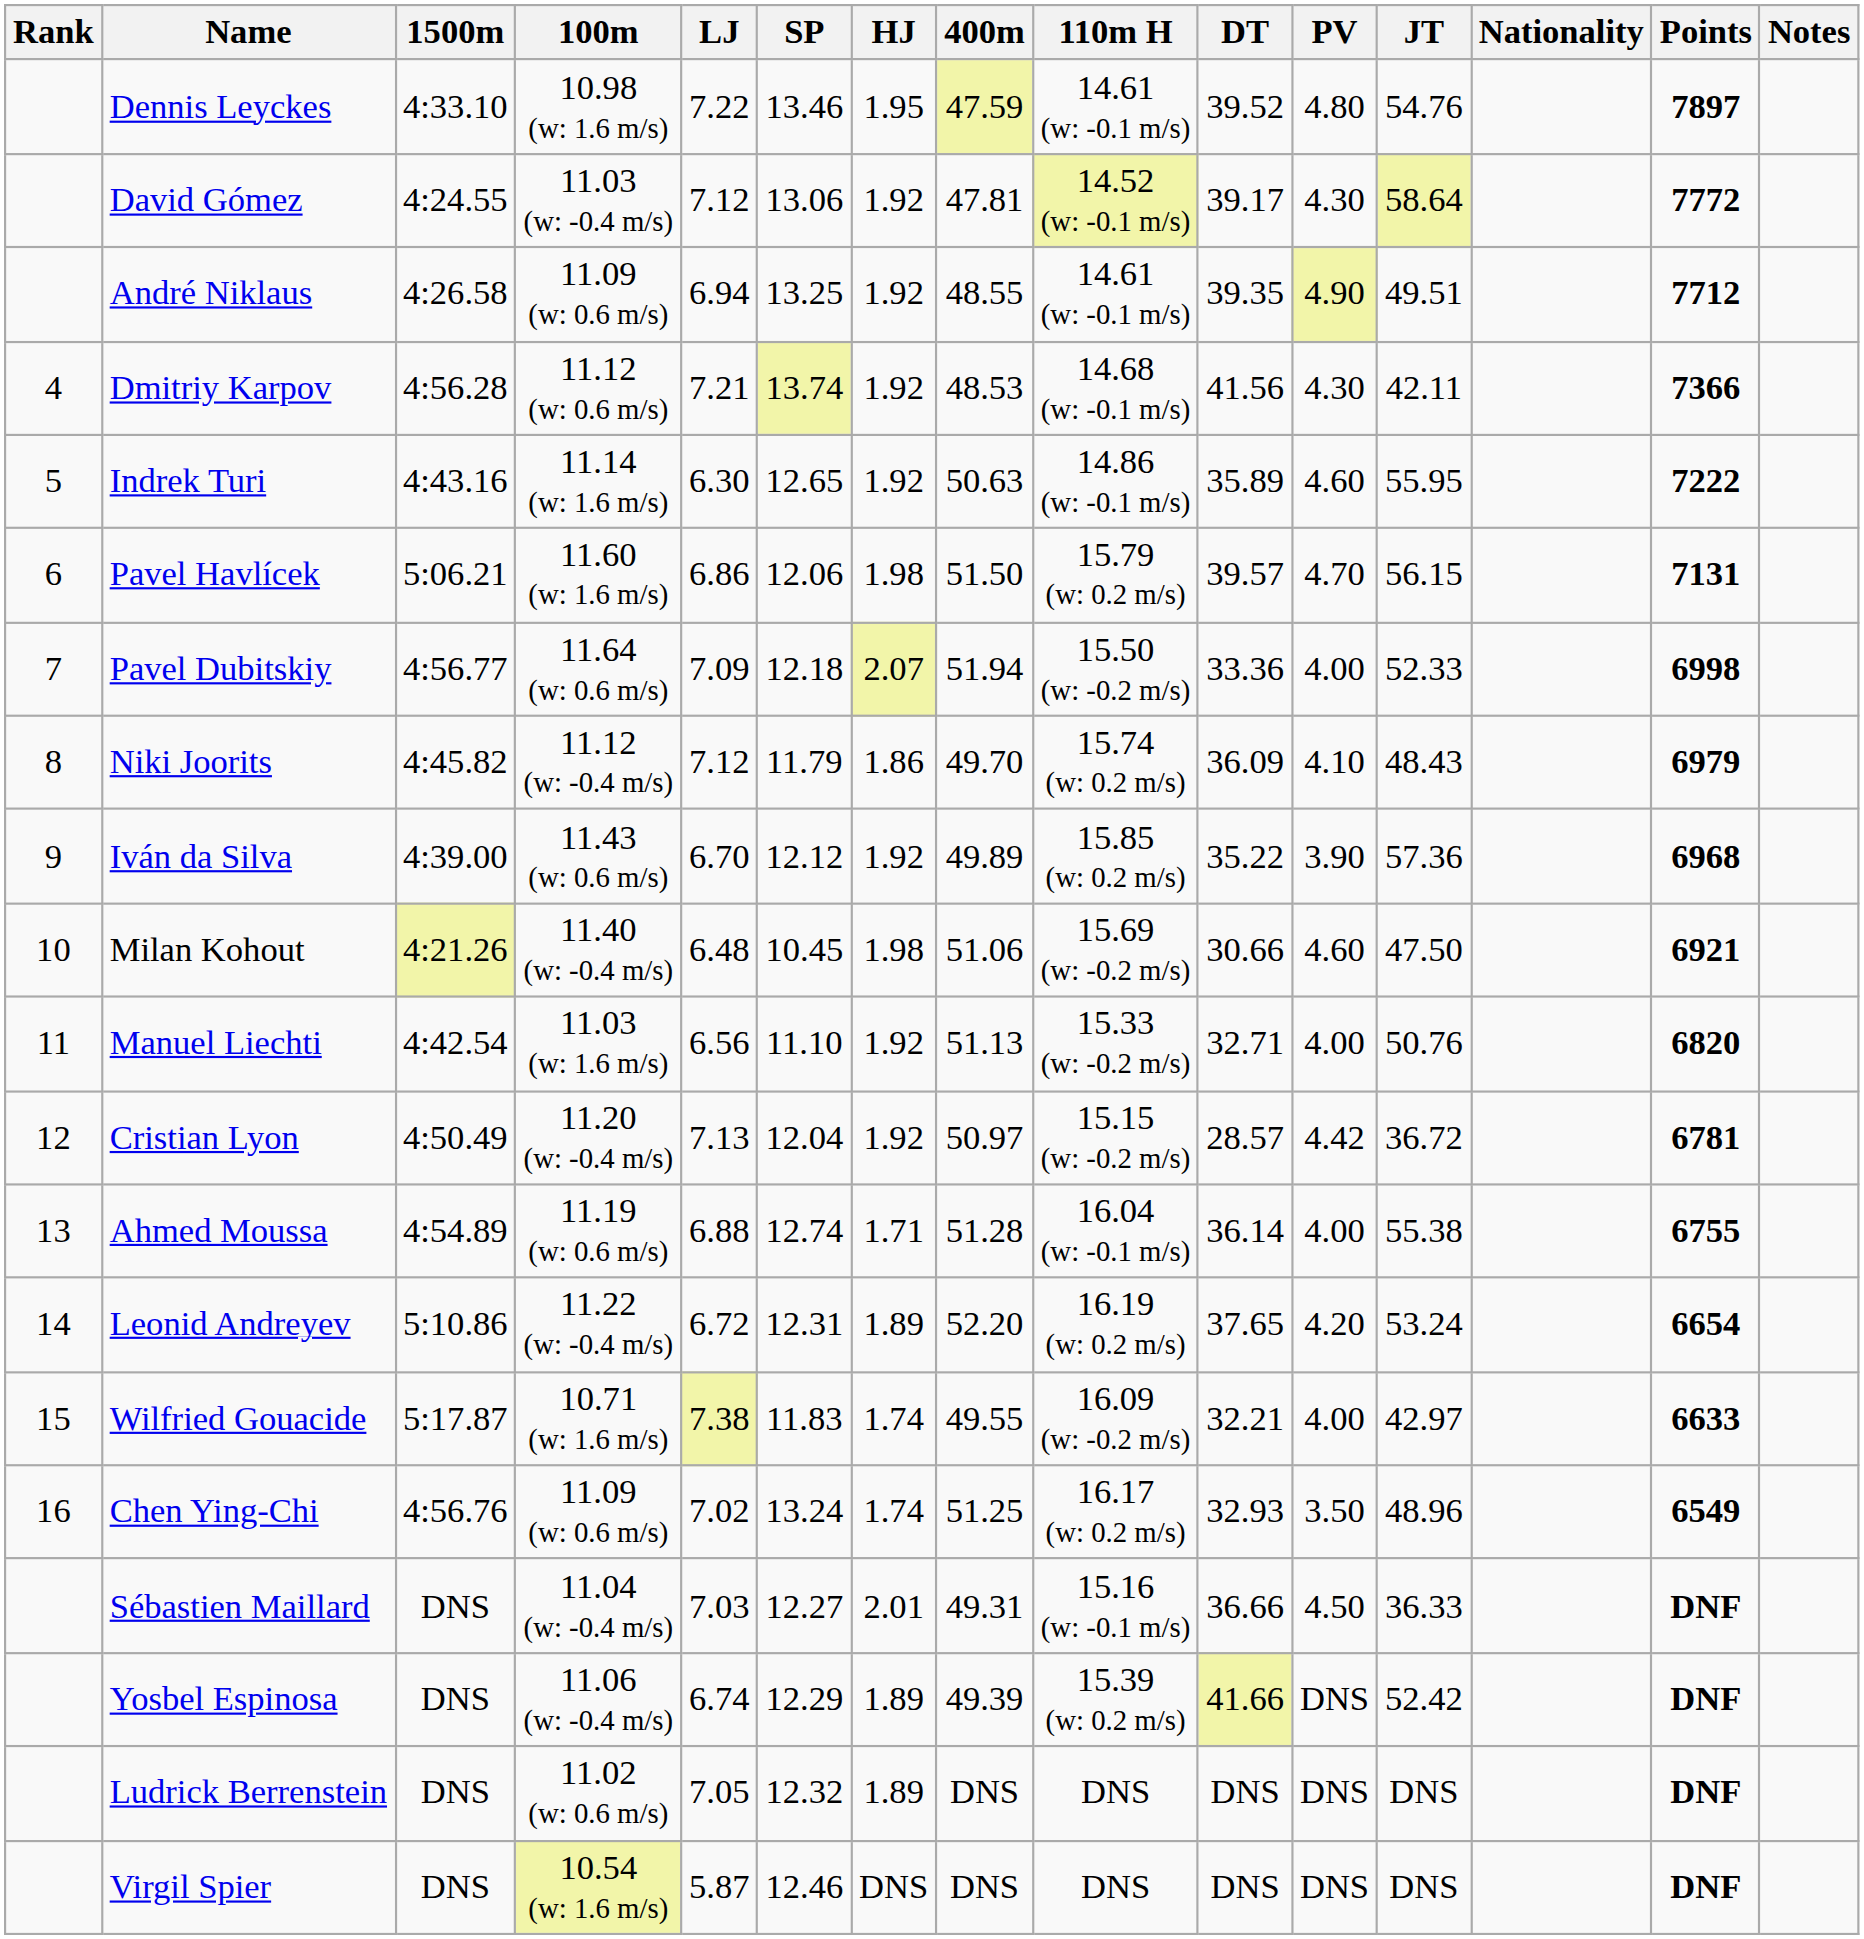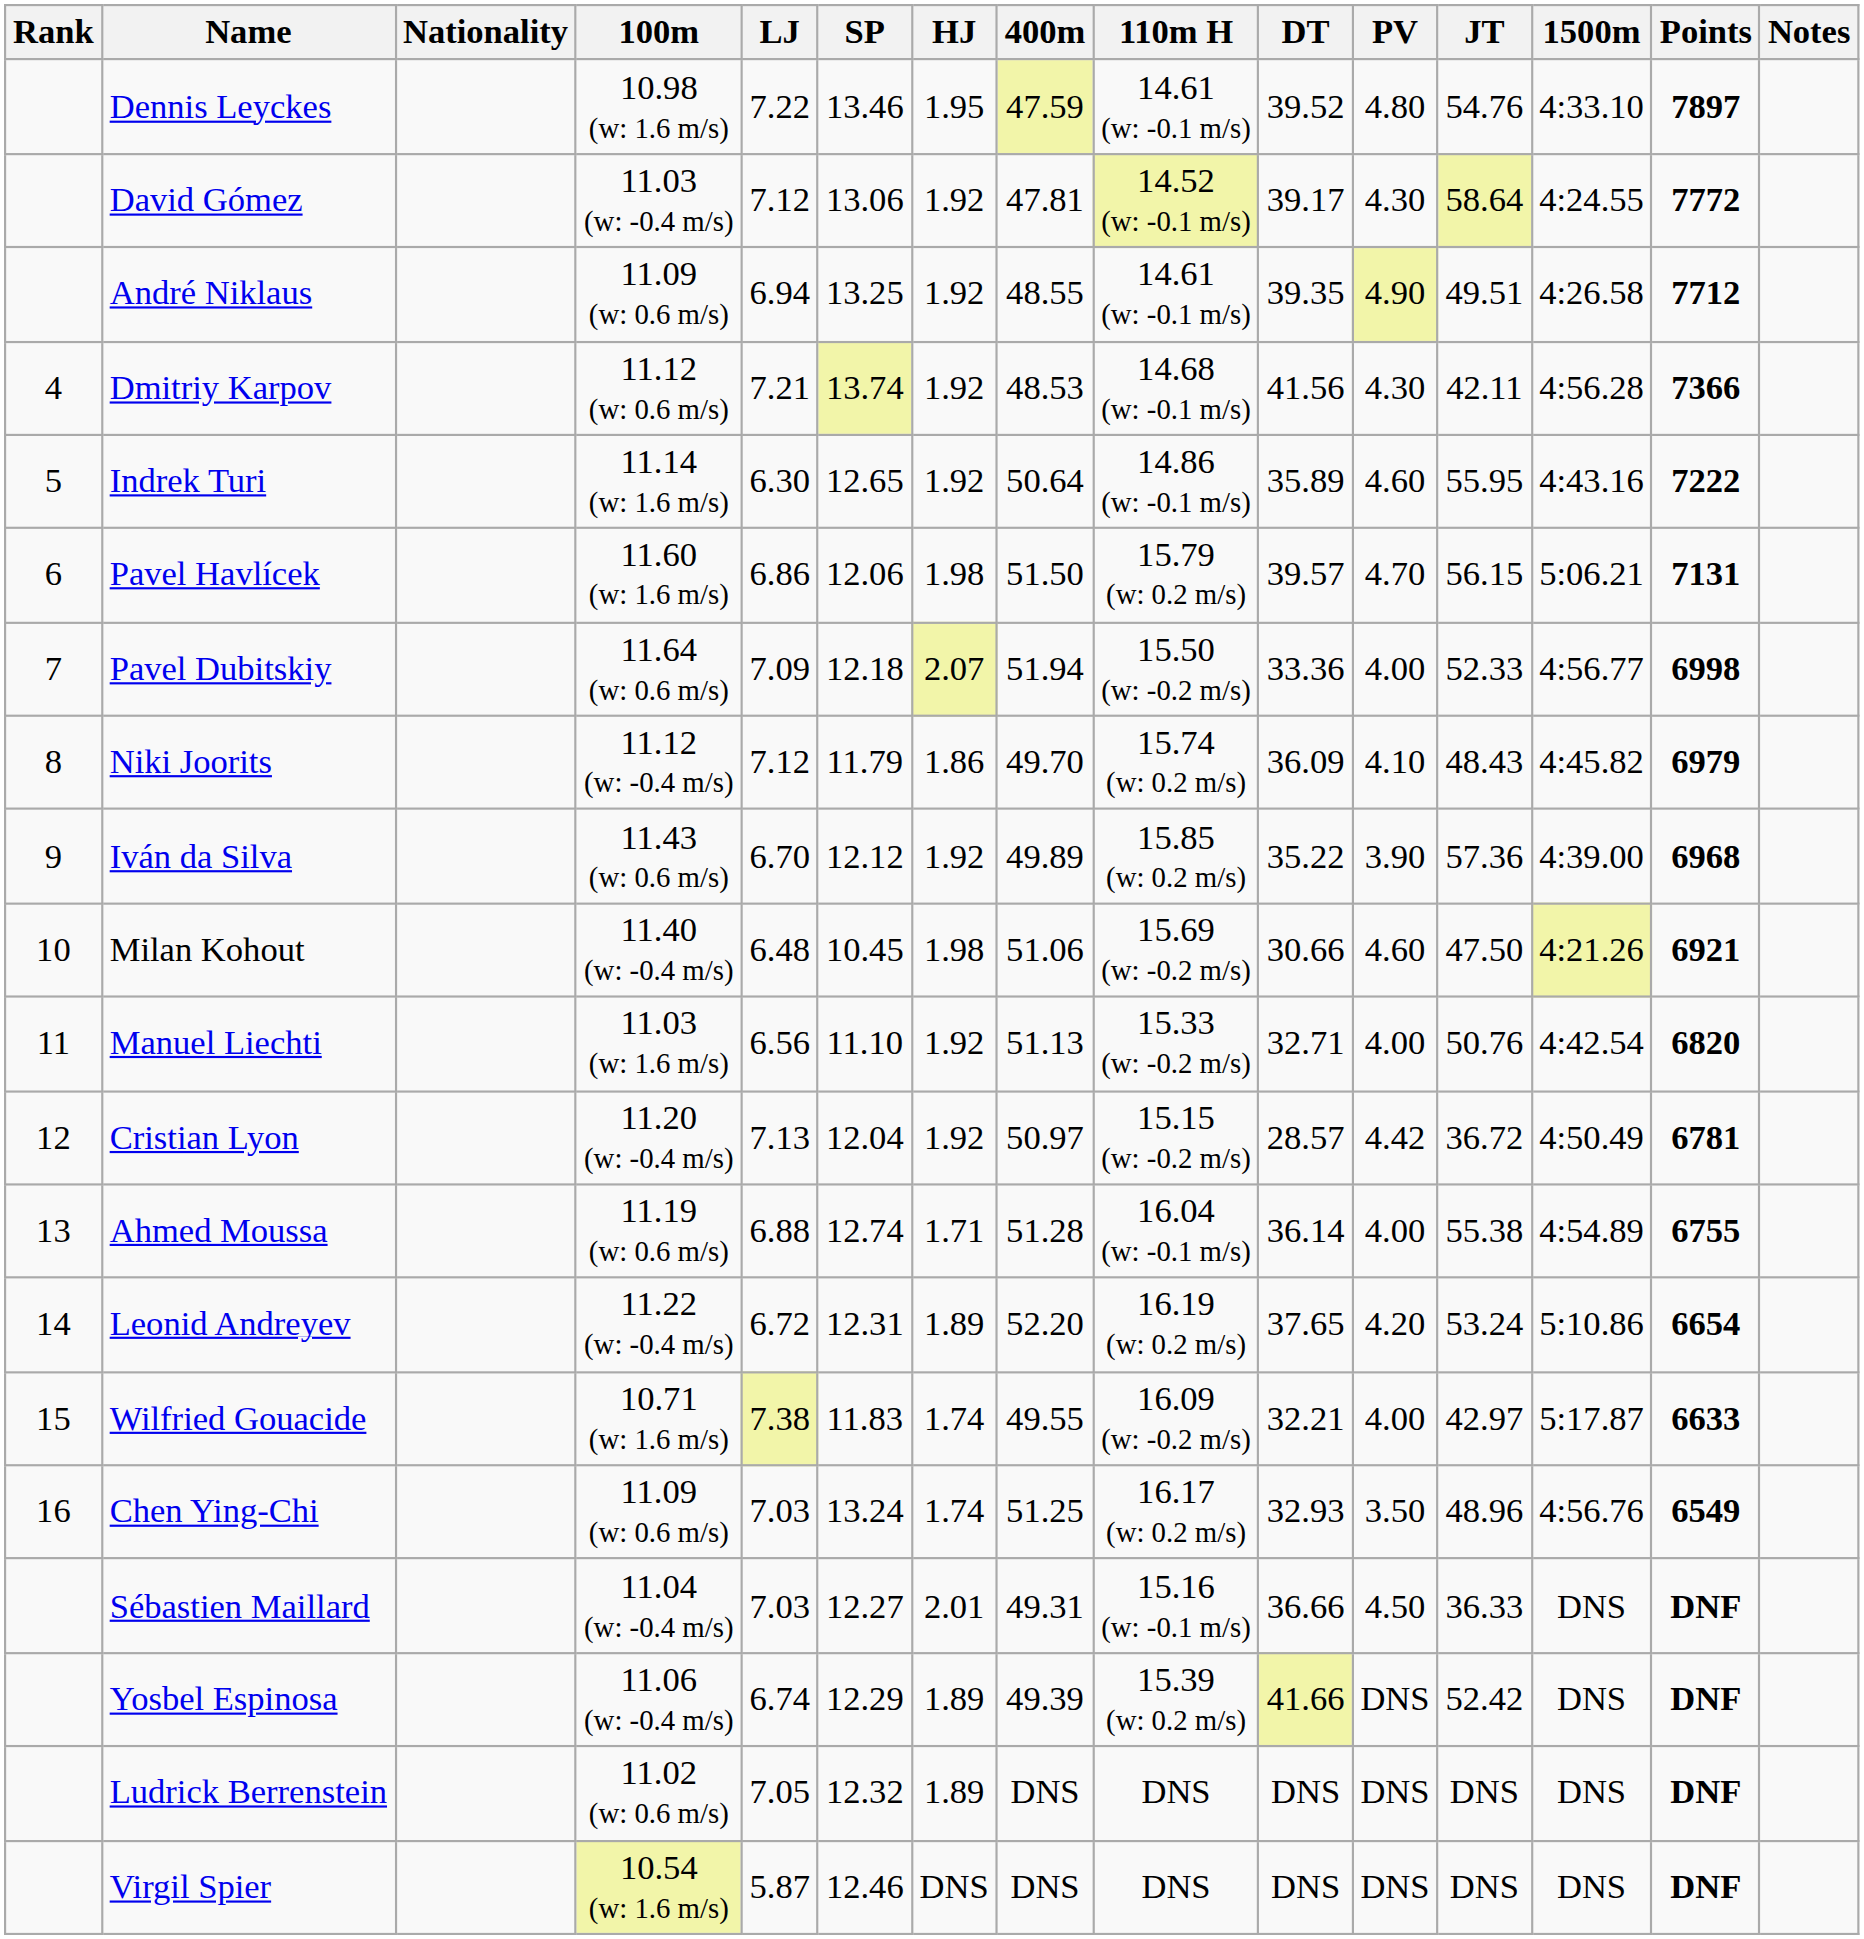columns swapped: (1561, 31) <-> (455, 31)
(985, 480) 50.63 -> (1045, 480) 50.64
(719, 1511) 7.02 -> (780, 1511) 7.03
